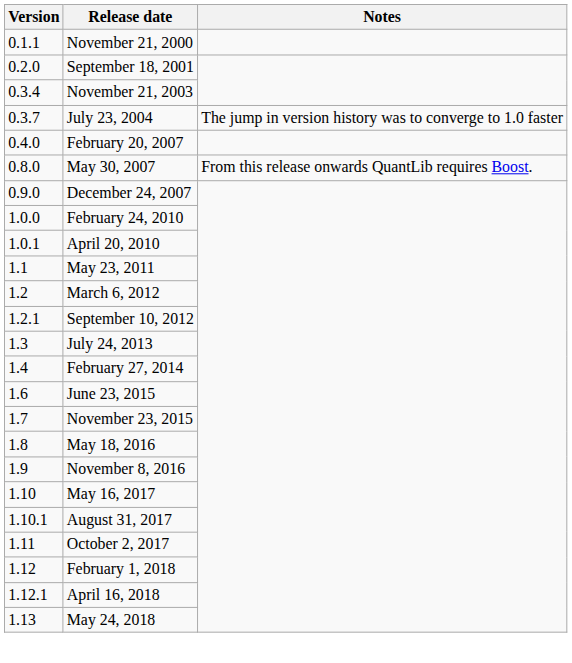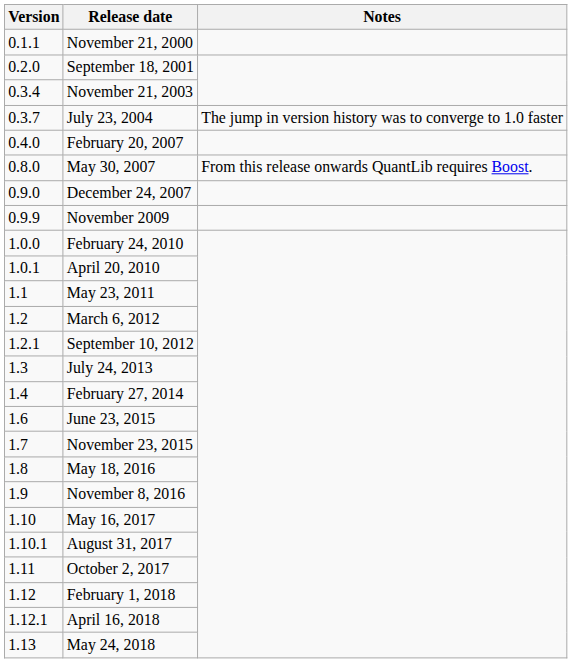+ row: (118, 218)
